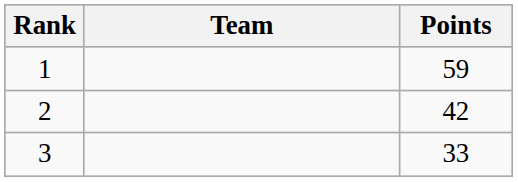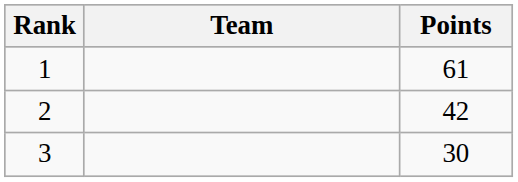(456, 68) 59 -> (456, 68) 61
(456, 153) 33 -> (456, 153) 30
